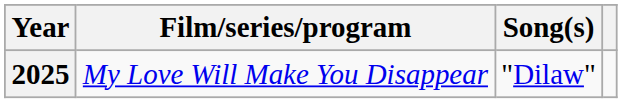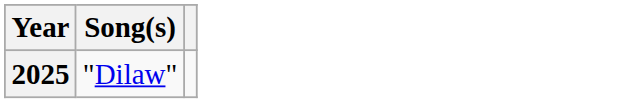- column: (285, 27)
